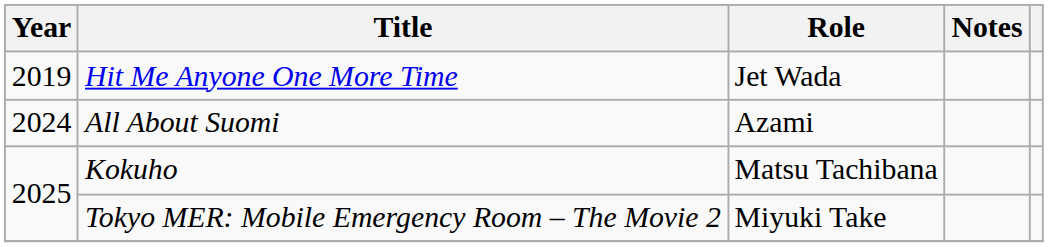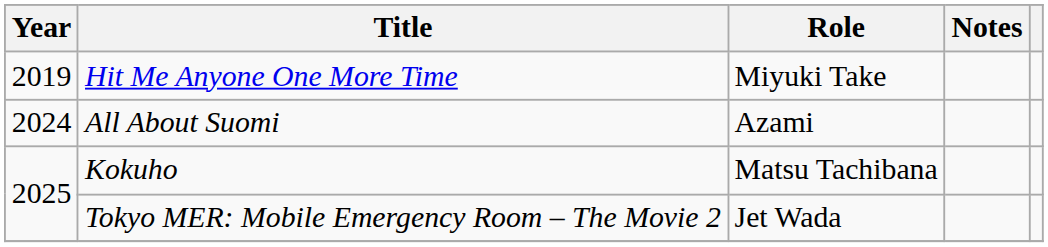(788, 75) Jet Wada -> (811, 75) Miyuki Take
(811, 216) Miyuki Take -> (788, 216) Jet Wada
